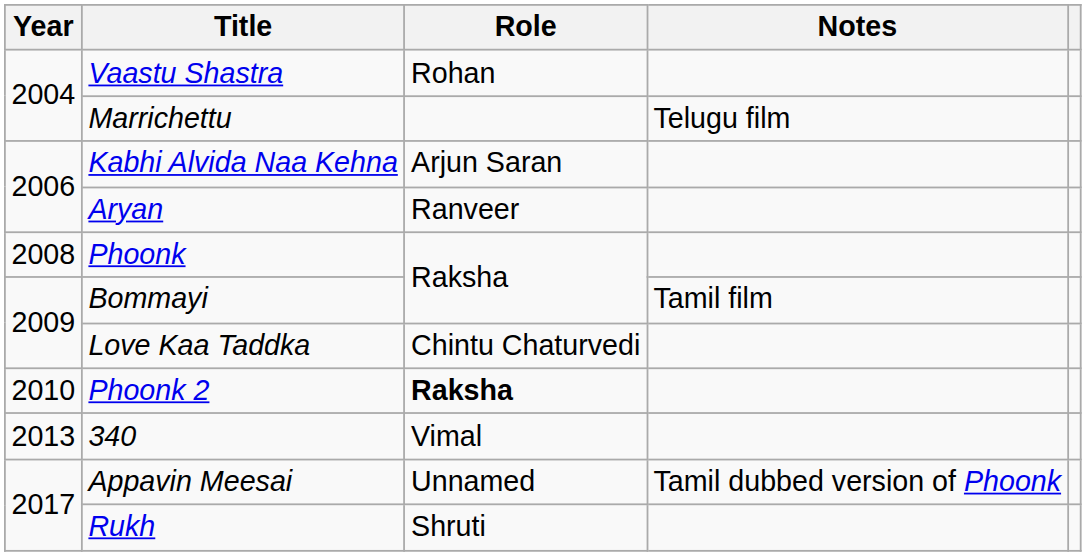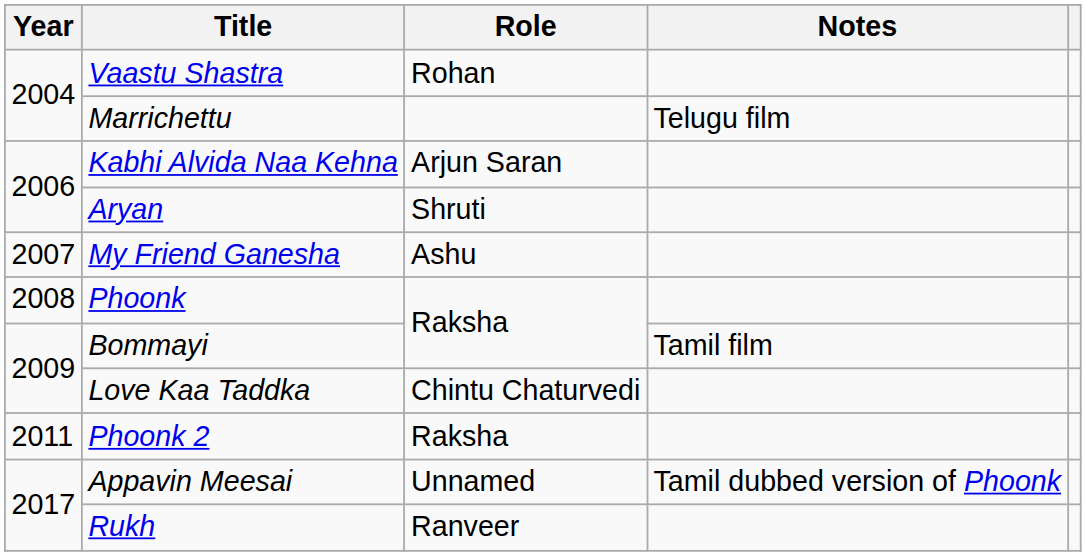(465, 208) Ranveer -> (448, 208) Shruti
+ row: (214, 254)
(43, 390) 2010 -> (42, 436) 2011
(462, 390) bold -> (460, 436) normal
- row: (112, 436)
(448, 526) Shruti -> (465, 526) Ranveer
